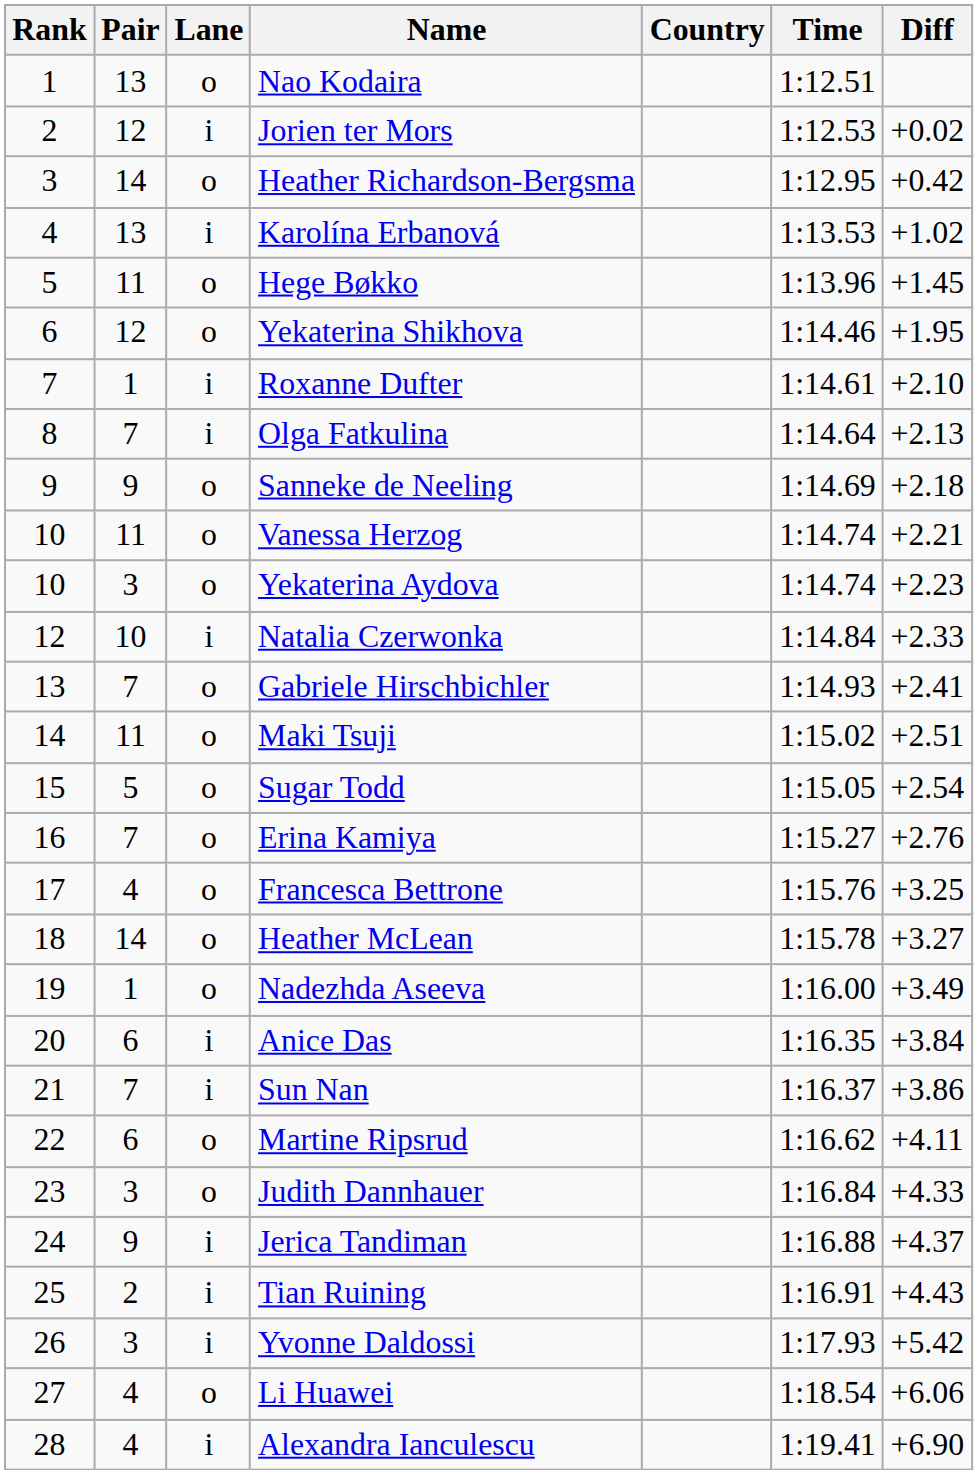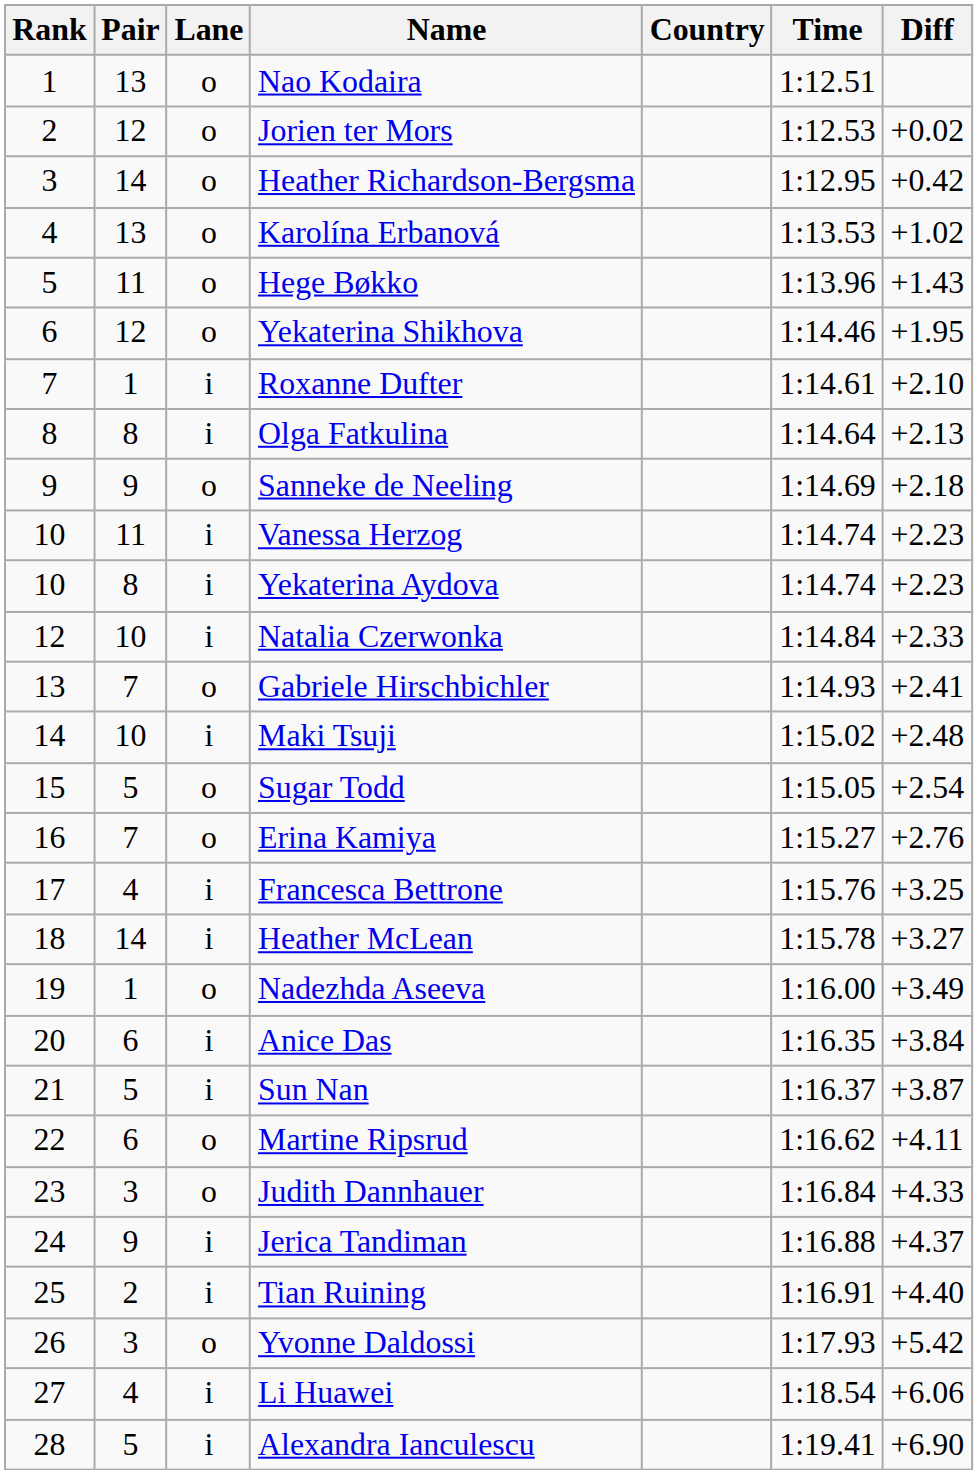(209, 130) i -> (209, 130) o
(209, 231) i -> (209, 231) o
(927, 282) +1.45 -> (927, 282) +1.43
(131, 433) 7 -> (131, 433) 8
(209, 534) o -> (209, 534) i
(927, 534) +2.21 -> (927, 534) +2.23
(131, 585) 3 -> (131, 585) 8
(209, 585) o -> (209, 585) i
(131, 736) 11 -> (131, 736) 10
(209, 736) o -> (209, 736) i
(927, 736) +2.51 -> (927, 736) +2.48
(209, 888) o -> (209, 888) i
(209, 938) o -> (209, 938) i
(131, 1090) 7 -> (131, 1090) 5
(927, 1090) +3.86 -> (927, 1090) +3.87
(927, 1292) +4.43 -> (927, 1292) +4.40
(209, 1342) i -> (209, 1342) o
(209, 1393) o -> (209, 1393) i
(131, 1443) 4 -> (131, 1443) 5
